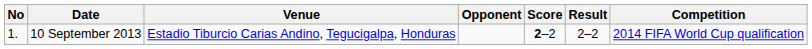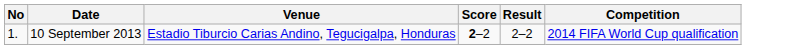- column: (492, 14)
